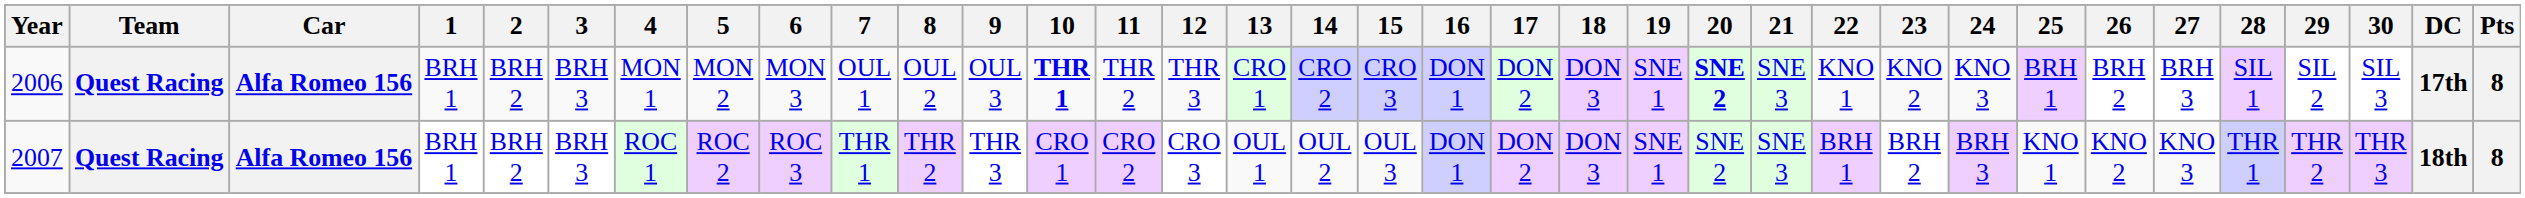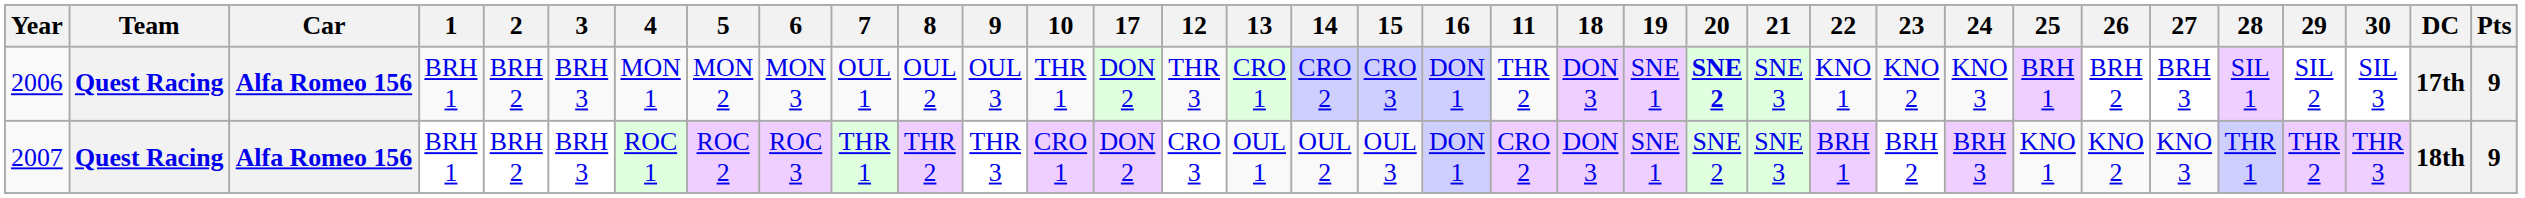columns swapped: (1129, 25) <-> (1525, 25)
(1062, 83) bold -> (1061, 83) normal
(2497, 83) 8 -> (2494, 83) 9
(2497, 156) 8 -> (2494, 156) 9
